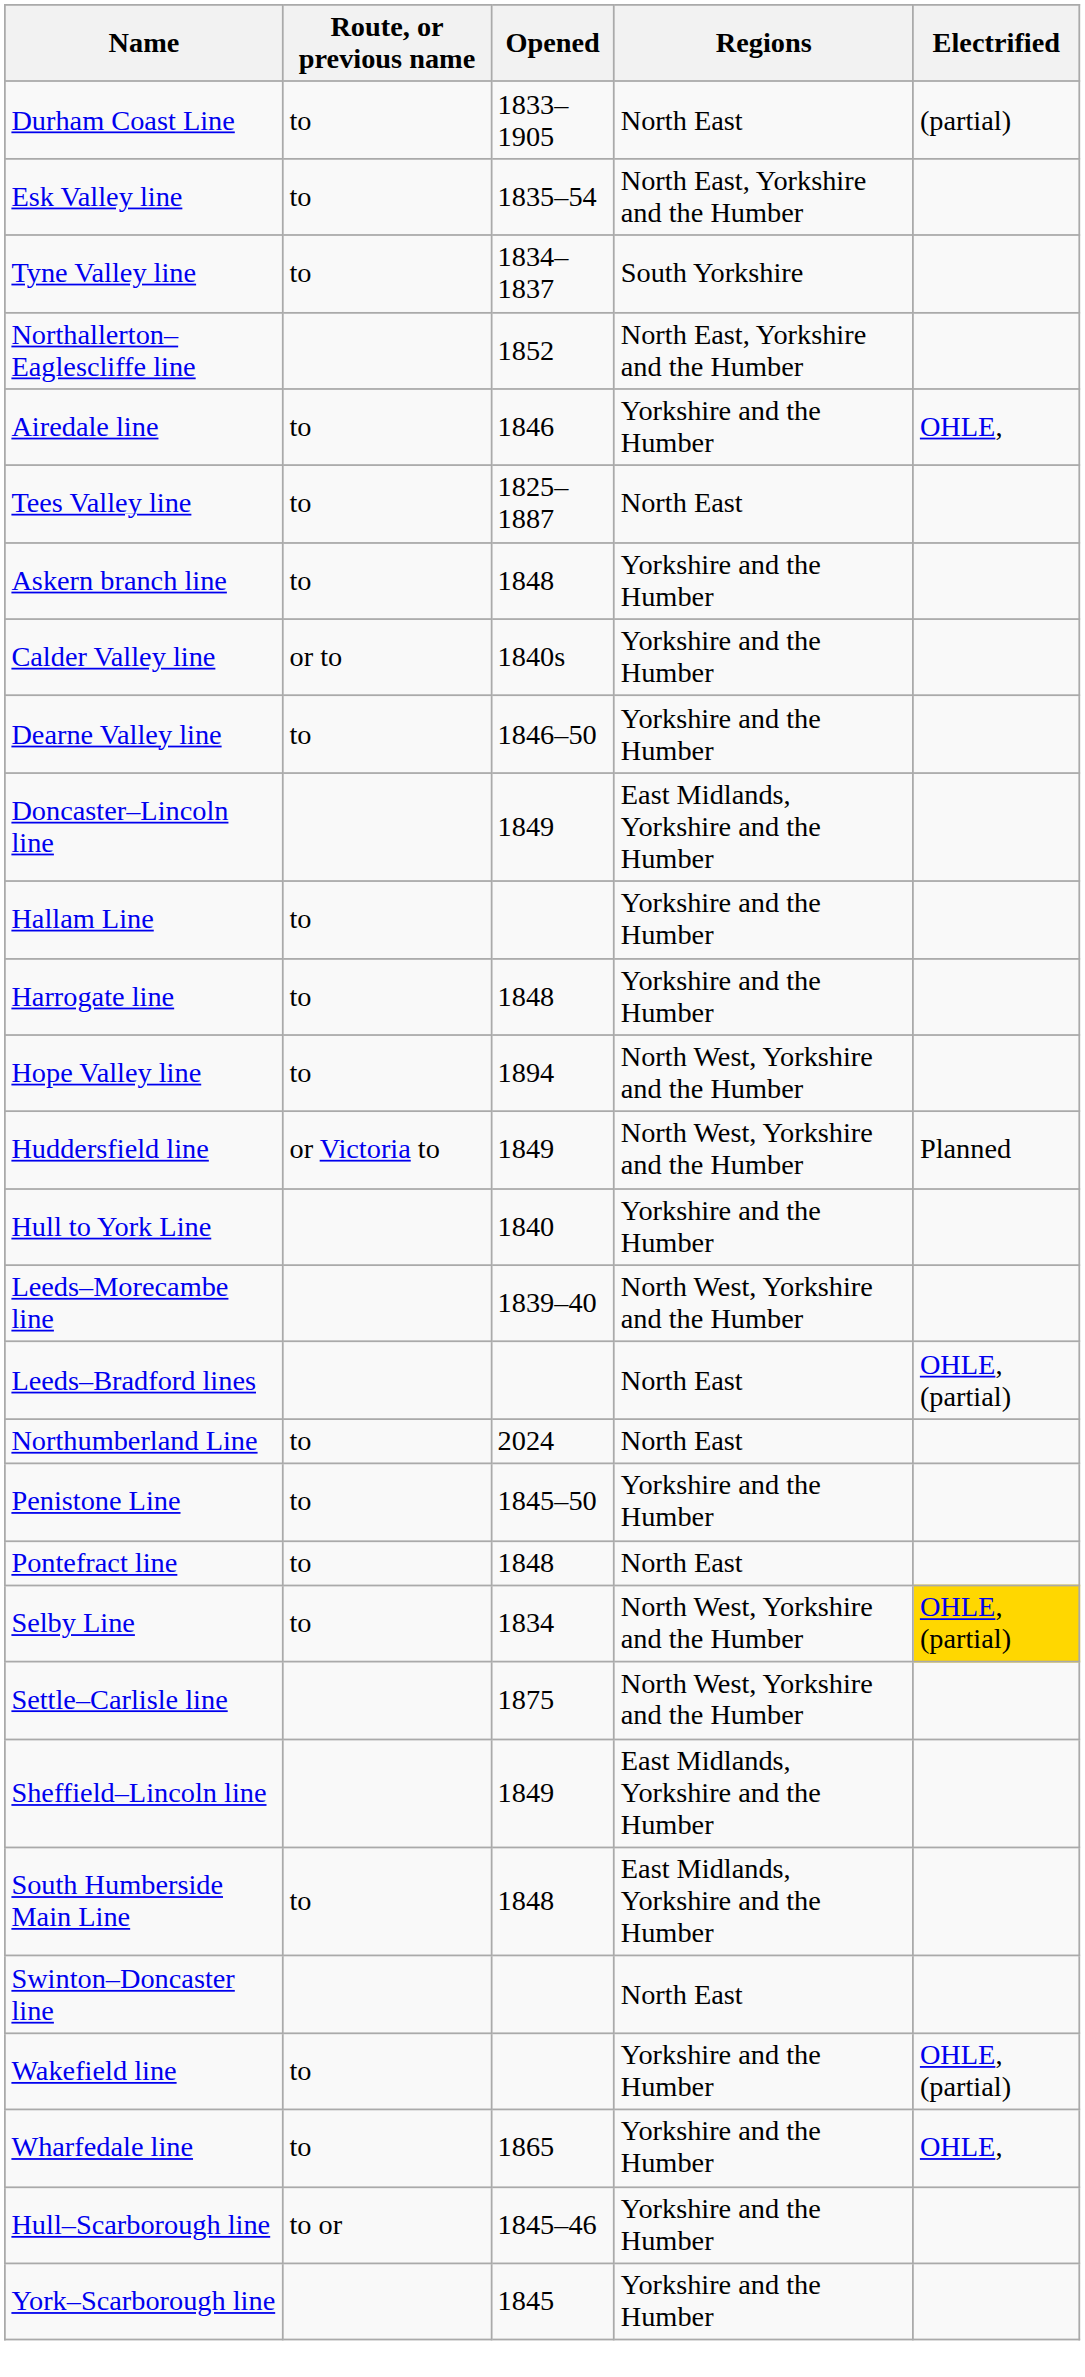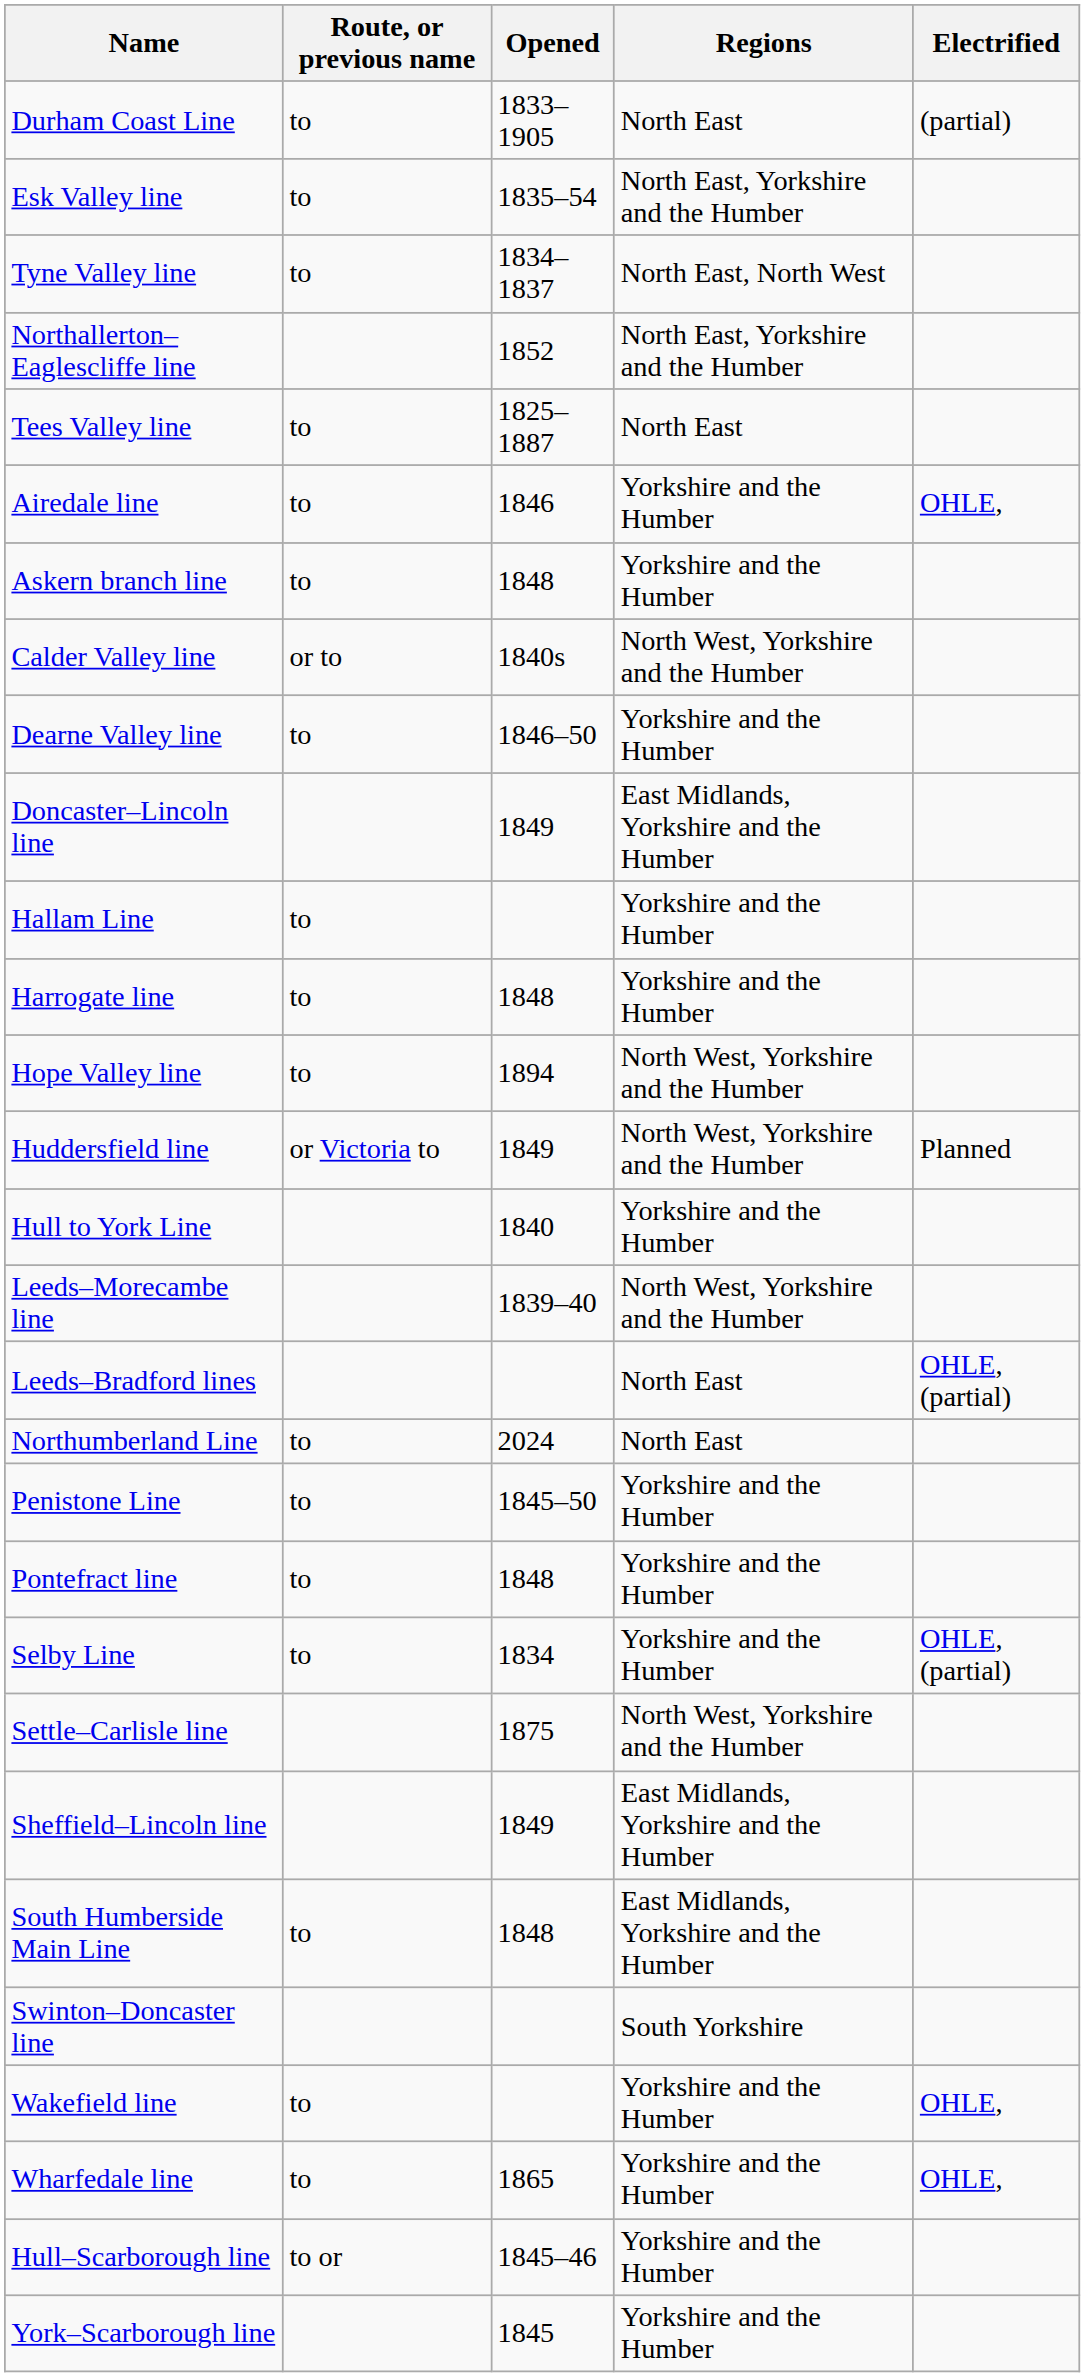(712, 273) South Yorkshire -> (753, 273) North East, North West
rows swapped: (101, 503) <-> (85, 426)
(721, 657) Yorkshire and the Humber -> (747, 657) North West, Yorkshire and the Humber
(682, 1562) North East -> (721, 1578) Yorkshire and the Humber
(747, 1623) North West, Yorkshire and the Humber -> (721, 1655) Yorkshire and the Humber
(965, 1623) gold background -> (965, 1655) no background
(682, 1994) North East -> (712, 2025) South Yorkshire
(965, 2070) OHLE, (partial) -> (961, 2102) OHLE,
